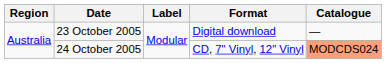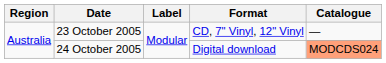(234, 31) Digital download -> (248, 31) CD, 7" Vinyl, 12" Vinyl
(248, 49) CD, 7" Vinyl, 12" Vinyl -> (234, 49) Digital download
